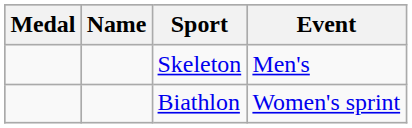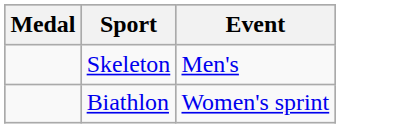- column: (117, 24)
